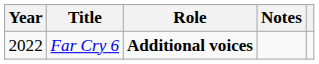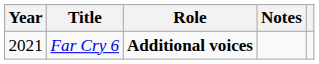(26, 45) 2022 -> (26, 45) 2021
